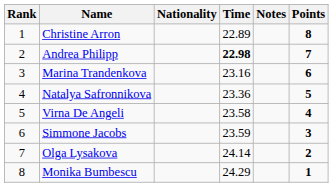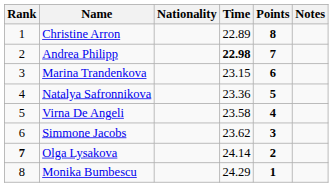columns swapped: (271, 14) <-> (308, 14)
(237, 73) 23.16 -> (237, 73) 23.15
(237, 133) 23.59 -> (237, 133) 23.62
(22, 152) normal -> (22, 152) bold
